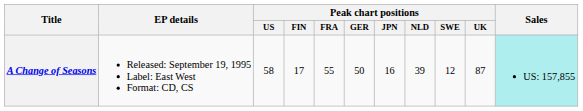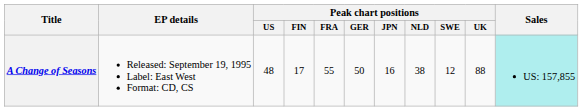(269, 70) 58 -> (269, 70) 48
(420, 70) 39 -> (420, 70) 38
(480, 70) 87 -> (480, 70) 88
